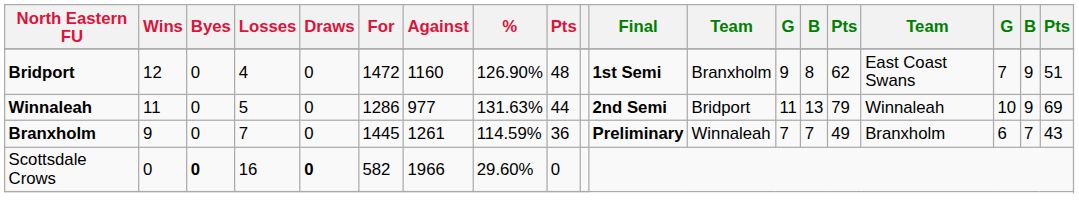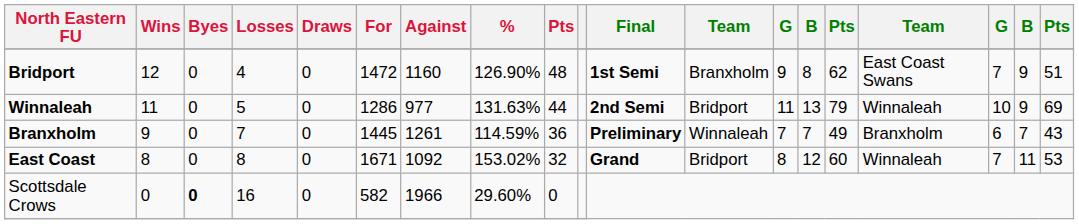+ row: (52, 160)
(309, 169) bold -> (306, 195) normal
